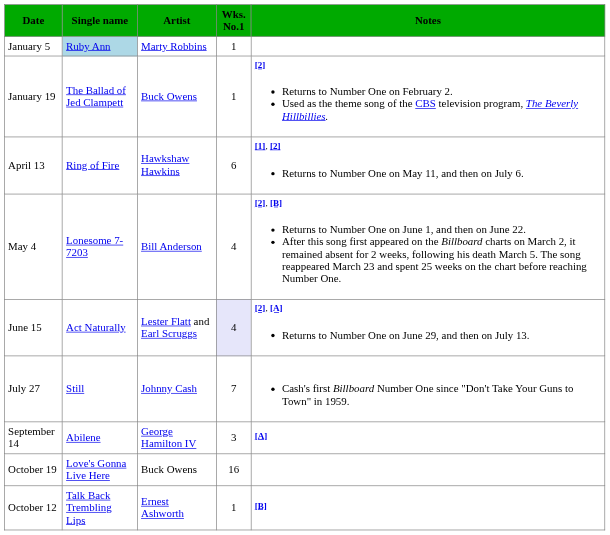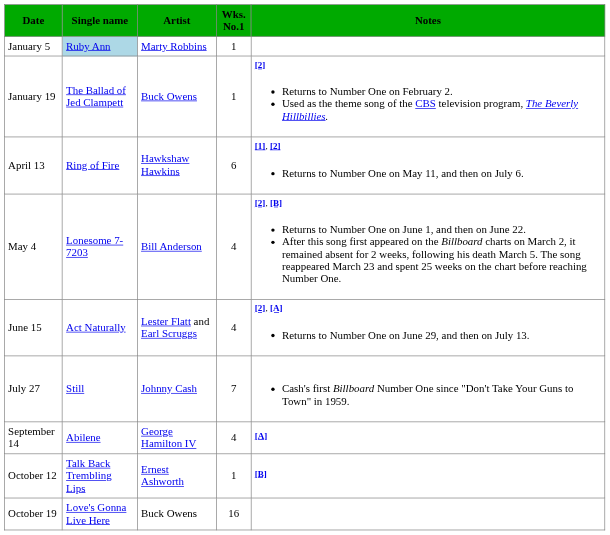(234, 327) lavender background -> (234, 327) no background
(234, 438) 3 -> (234, 438) 4
rows swapped: (32, 508) <-> (32, 470)
